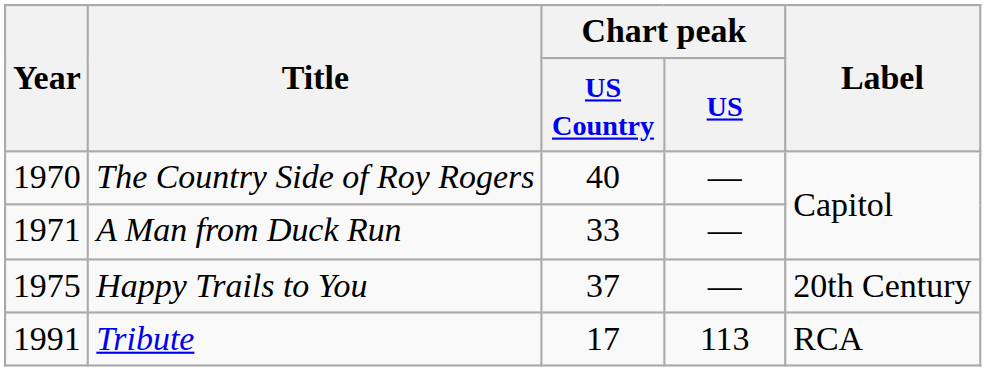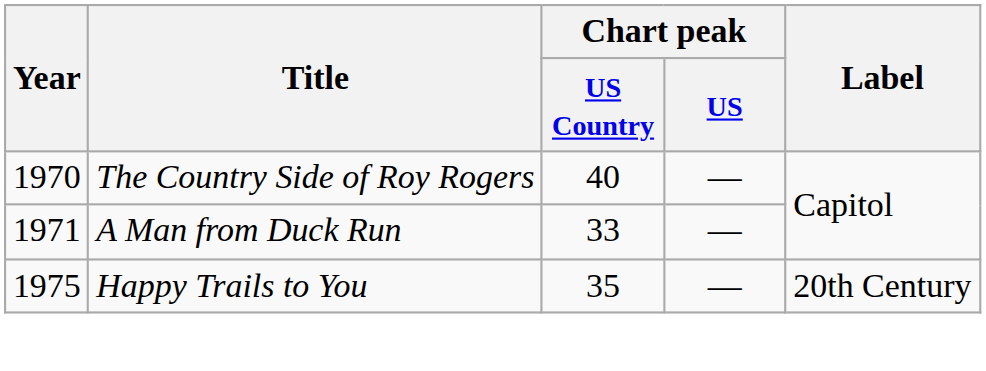(603, 284) 37 -> (603, 284) 35
- row: (145, 338)
